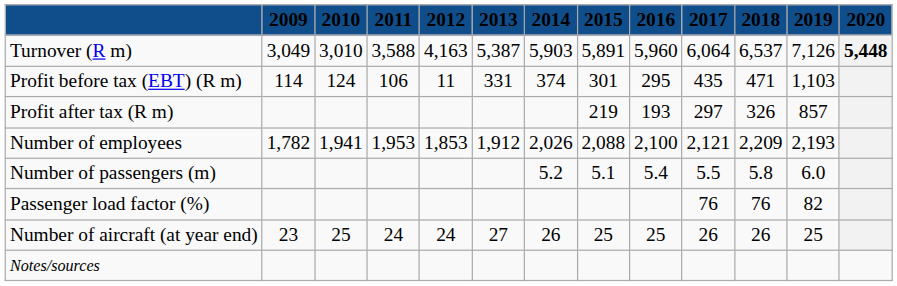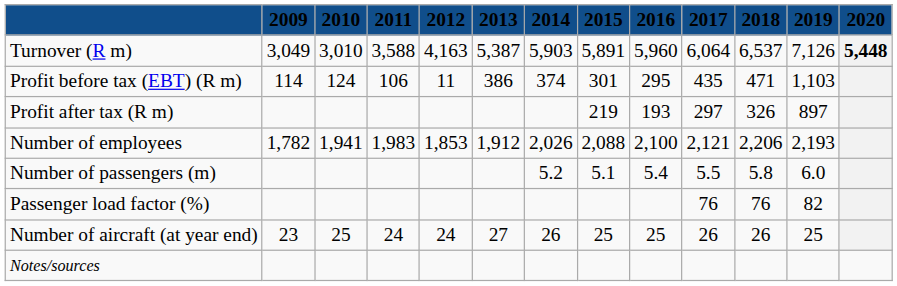(498, 81) 331 -> (498, 81) 386
(813, 111) 857 -> (813, 111) 897
(393, 142) 1,953 -> (393, 142) 1,983
(761, 142) 2,209 -> (761, 142) 2,206
